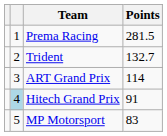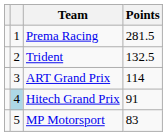(140, 56) 132.7 -> (140, 56) 132.5
